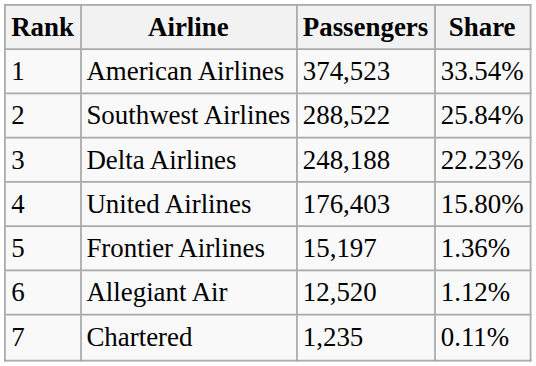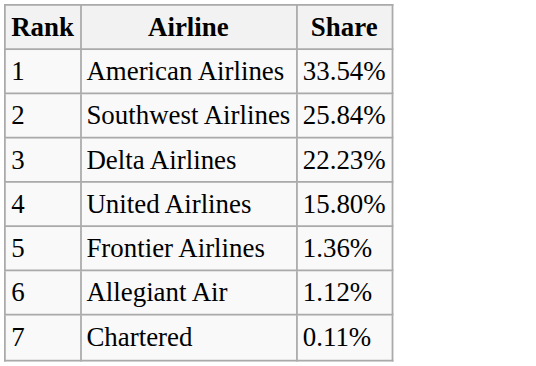- column: (366, 26)
